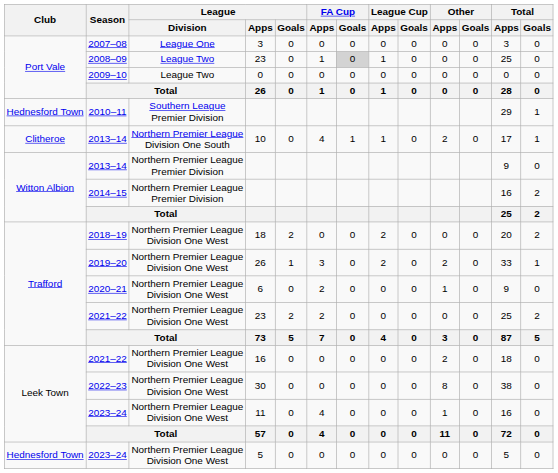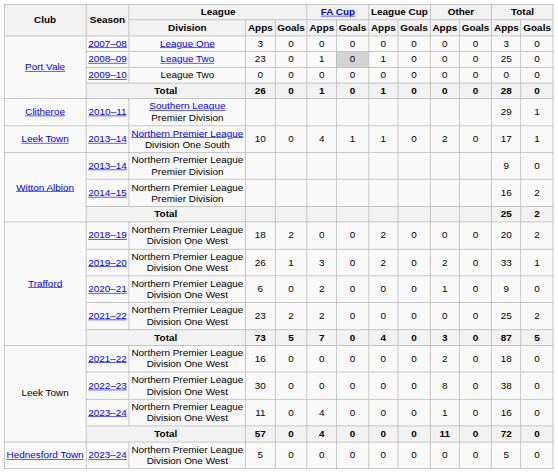(45, 112) Hednesford Town -> (45, 112) Clitheroe
(45, 139) Clitheroe -> (45, 139) Leek Town
